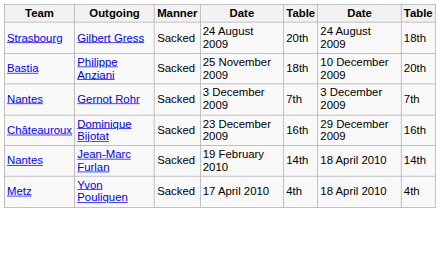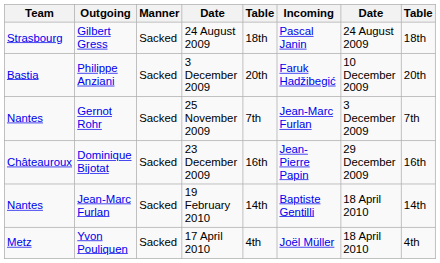+ column: (309, 13)
(297, 37) 20th -> (256, 37) 18th
(237, 68) 25 November 2009 -> (211, 75) 3 December 2009
(297, 68) 18th -> (256, 75) 20th
(234, 99) 3 December 2009 -> (211, 118) 25 November 2009
